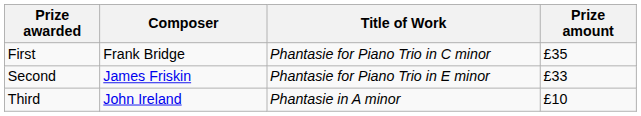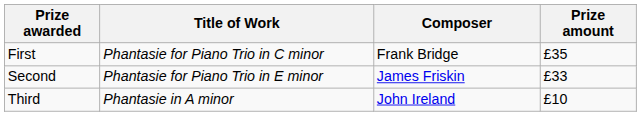columns swapped: (183, 23) <-> (404, 23)
